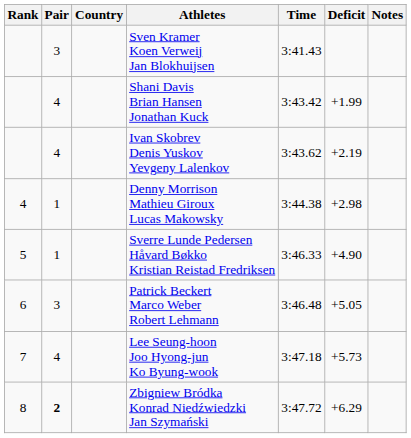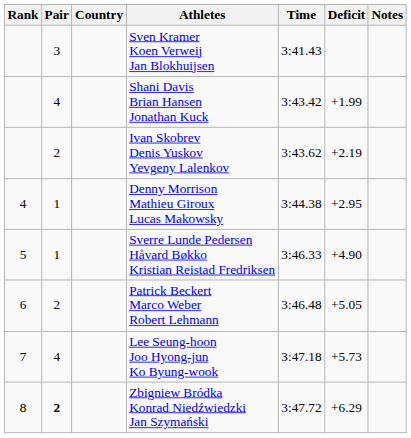(57, 152) 4 -> (57, 152) 2
(346, 203) +2.98 -> (346, 203) +2.95
(57, 305) 3 -> (57, 305) 2
